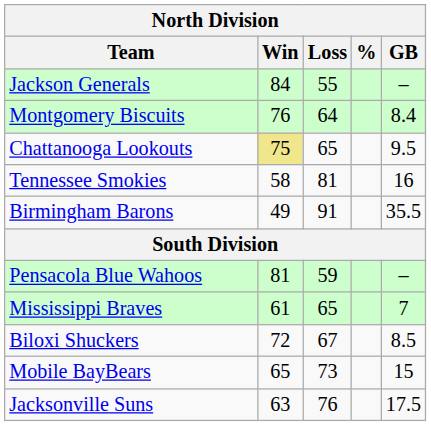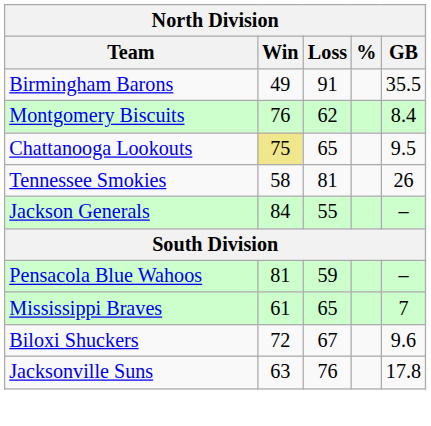rows swapped: (80, 84) <-> (91, 212)
(327, 116) 64 -> (327, 116) 62
(403, 180) 16 -> (403, 180) 26
(403, 340) 8.5 -> (403, 340) 9.6
- row: (80, 372)
(403, 404) 17.5 -> (403, 372) 17.8
